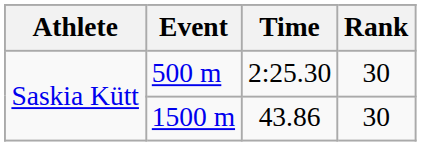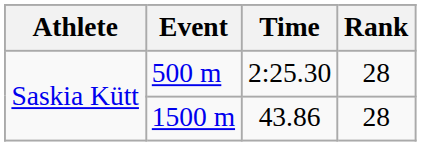(376, 72) 30 -> (376, 72) 28
(376, 118) 30 -> (376, 118) 28
